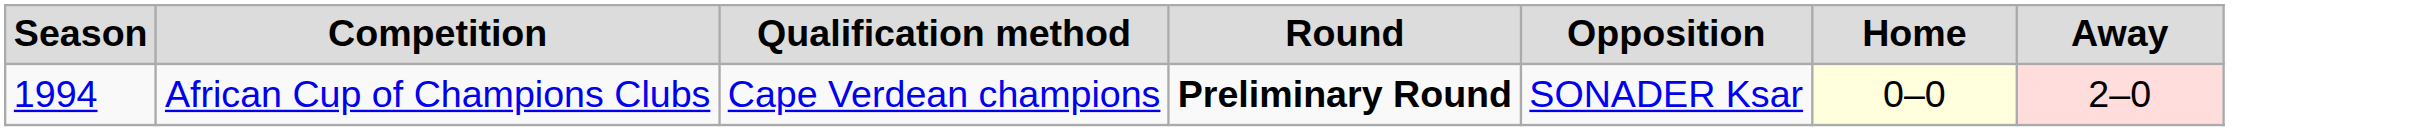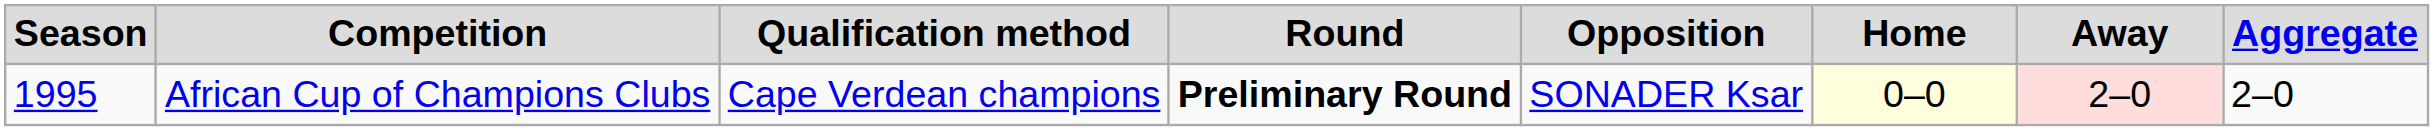+ column: (2325, 34)
(56, 93) 1994 -> (56, 93) 1995
